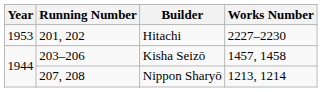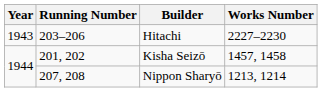(20, 35) 1953 -> (20, 35) 1943
(62, 35) 201, 202 -> (62, 35) 203–206
(62, 55) 203–206 -> (62, 55) 201, 202
